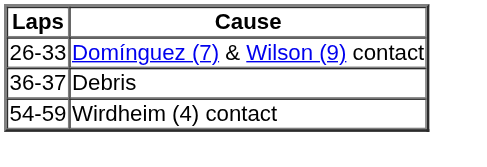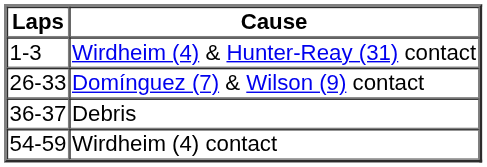+ row: (274, 52)
